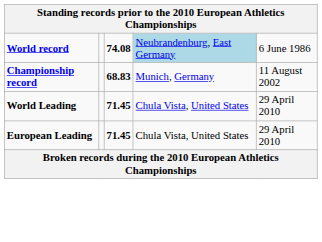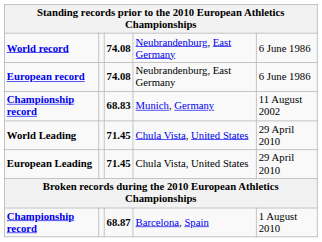(183, 48) lightblue background -> (183, 48) no background
+ row: (46, 77)
+ row: (40, 222)
